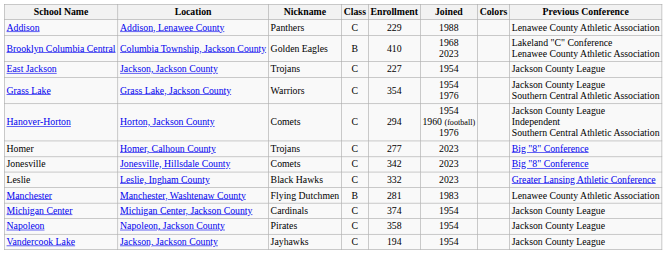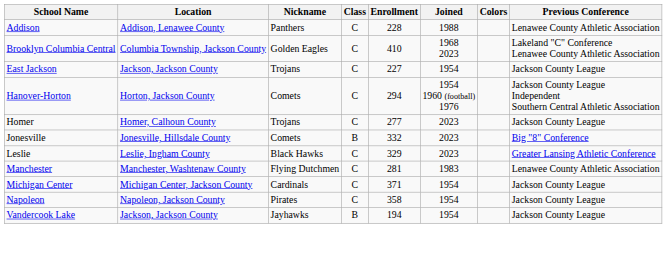(394, 27) 229 -> (394, 27) 228
(355, 48) B -> (355, 48) C
- row: (29, 90)
(550, 149) Big "8" Conference -> (558, 122) Jackson County League
(355, 164) C -> (355, 138) B
(394, 164) 342 -> (394, 138) 332
(394, 179) 332 -> (394, 153) 329
(355, 195) B -> (355, 169) C
(394, 210) 374 -> (394, 184) 371
(355, 241) C -> (355, 215) B
